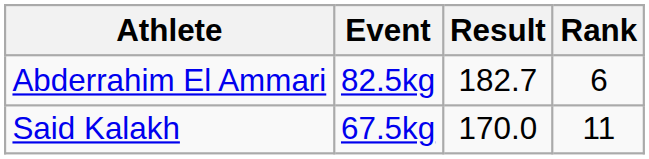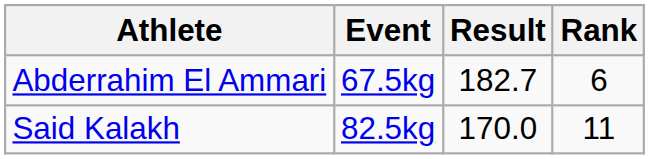(388, 80) 82.5kg -> (388, 80) 67.5kg
(388, 129) 67.5kg -> (388, 129) 82.5kg
